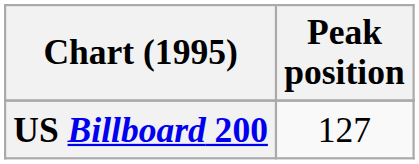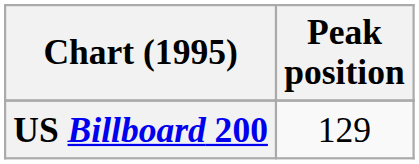(344, 128) 127 -> (344, 128) 129
